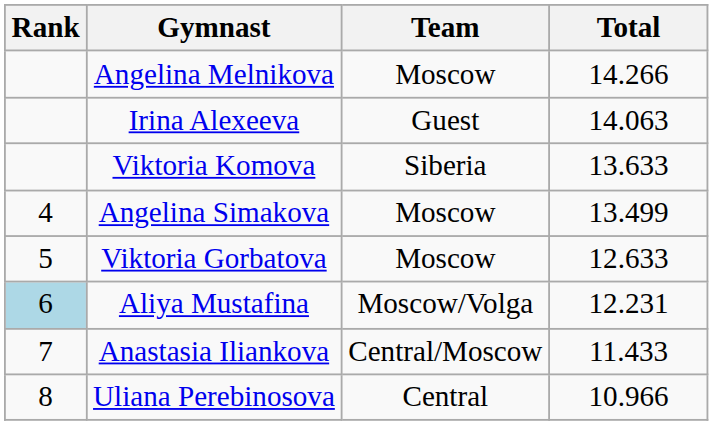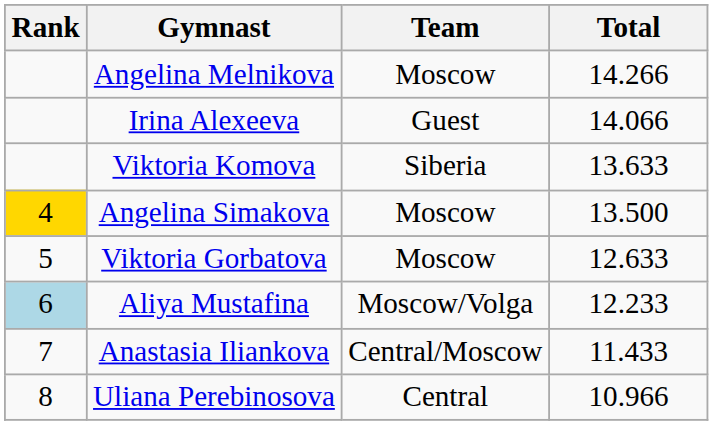(629, 119) 14.063 -> (629, 119) 14.066
(46, 212) no background -> (46, 212) gold background
(629, 212) 13.499 -> (629, 212) 13.500
(629, 304) 12.231 -> (629, 304) 12.233
